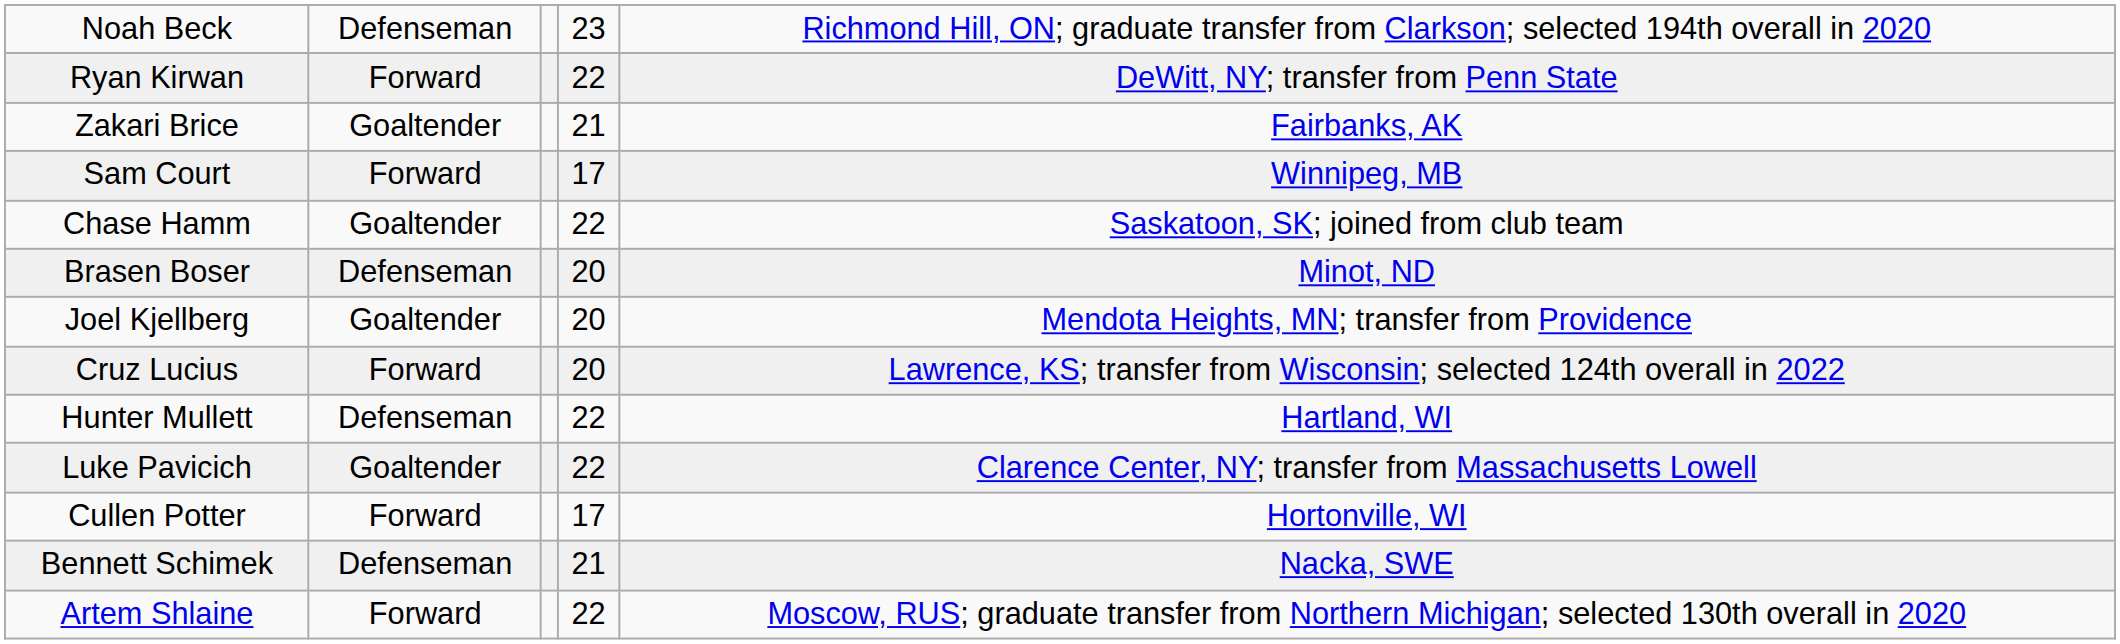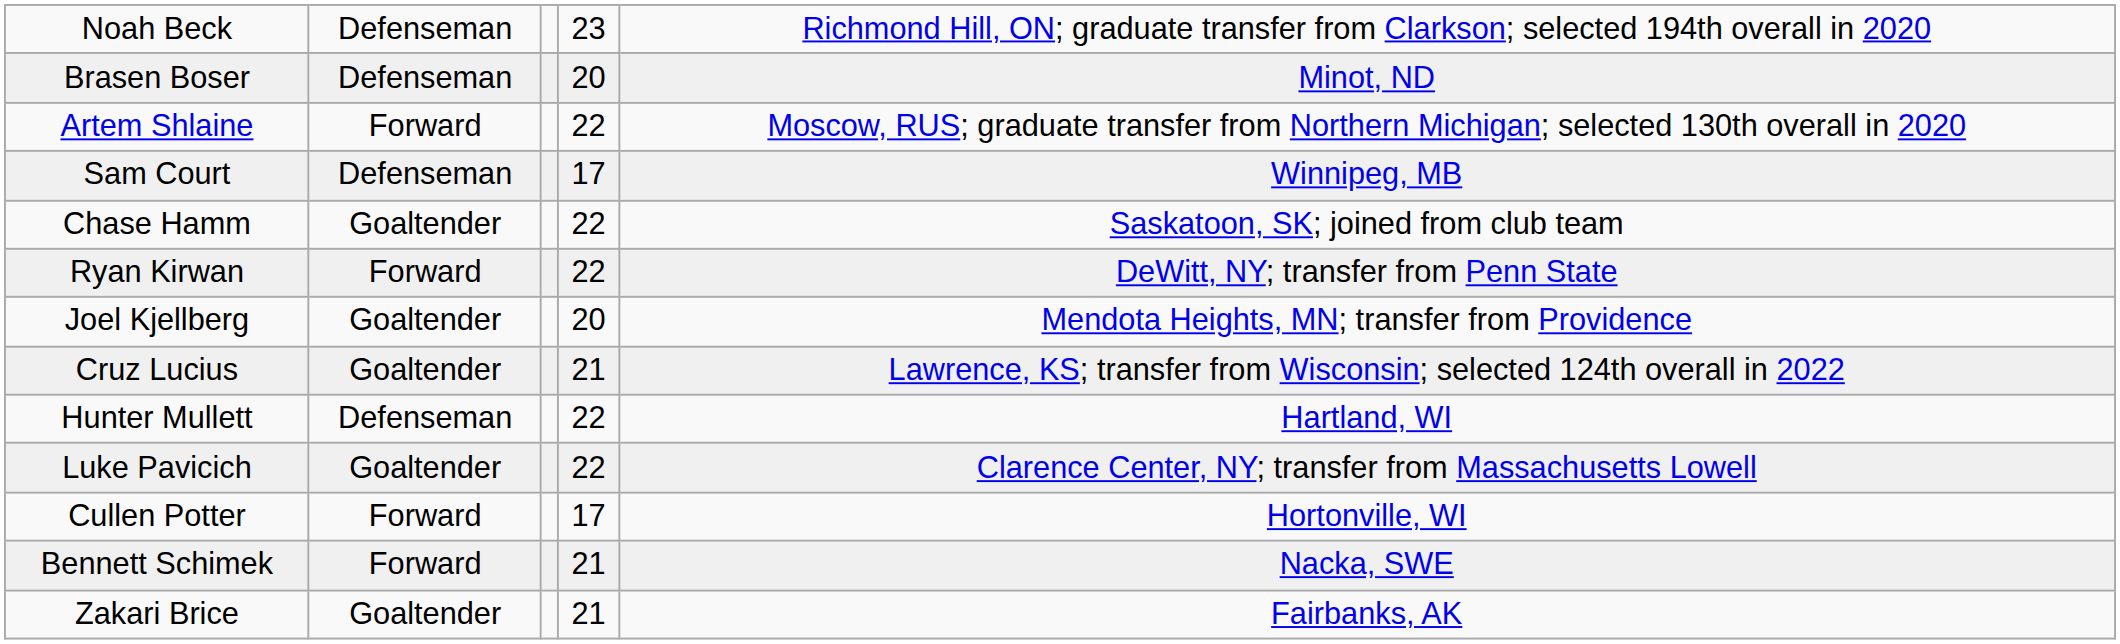rows swapped: (157, 272) <-> (157, 77)
rows swapped: (157, 126) <-> (157, 613)
(425, 175) Forward -> (425, 175) Defenseman
(425, 369) Forward -> (425, 369) Goaltender
(589, 369) 20 -> (589, 369) 21
(425, 564) Defenseman -> (425, 564) Forward
